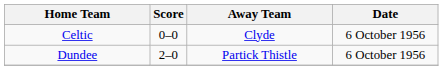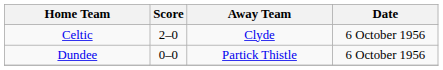(168, 34) 0–0 -> (168, 34) 2–0
(168, 55) 2–0 -> (168, 55) 0–0
